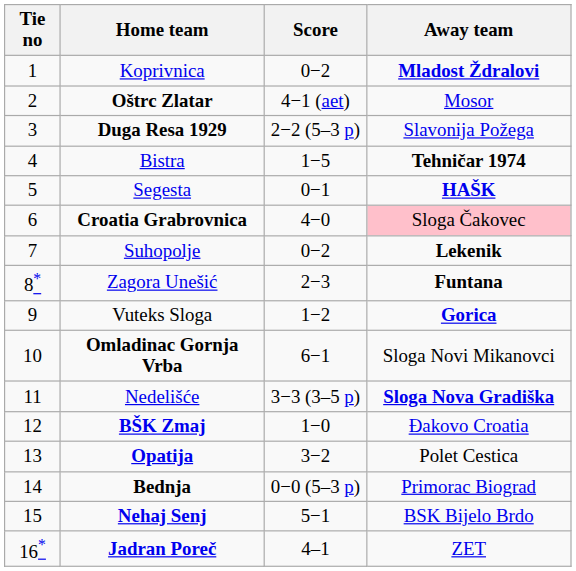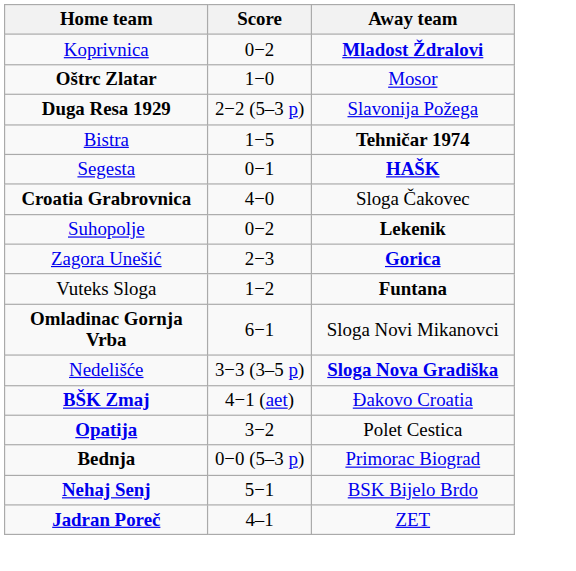- column: (33, 30)
(315, 100) 4−1 (aet) -> (260, 79) 1−0
(469, 220) pink background -> (413, 199) no background
(469, 282) Funtana -> (413, 259) Gorica
(469, 315) Gorica -> (413, 288) Funtana
(315, 426) 1−0 -> (260, 400) 4−1 (aet)
